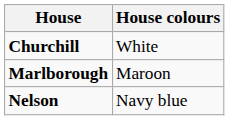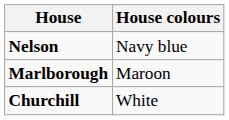rows swapped: (44, 45) <-> (33, 100)
